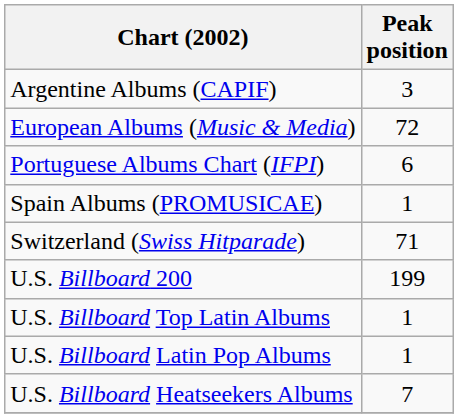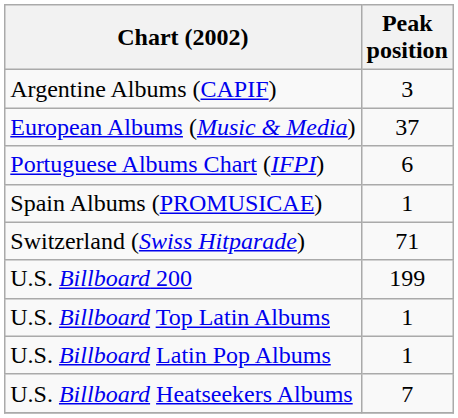(407, 126) 72 -> (407, 126) 37
